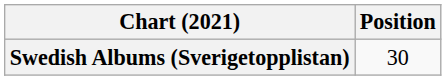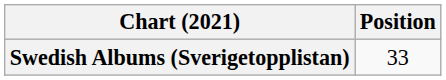(398, 57) 30 -> (398, 57) 33
